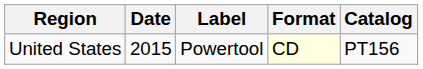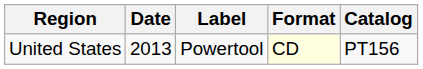(151, 49) 2015 -> (151, 49) 2013
